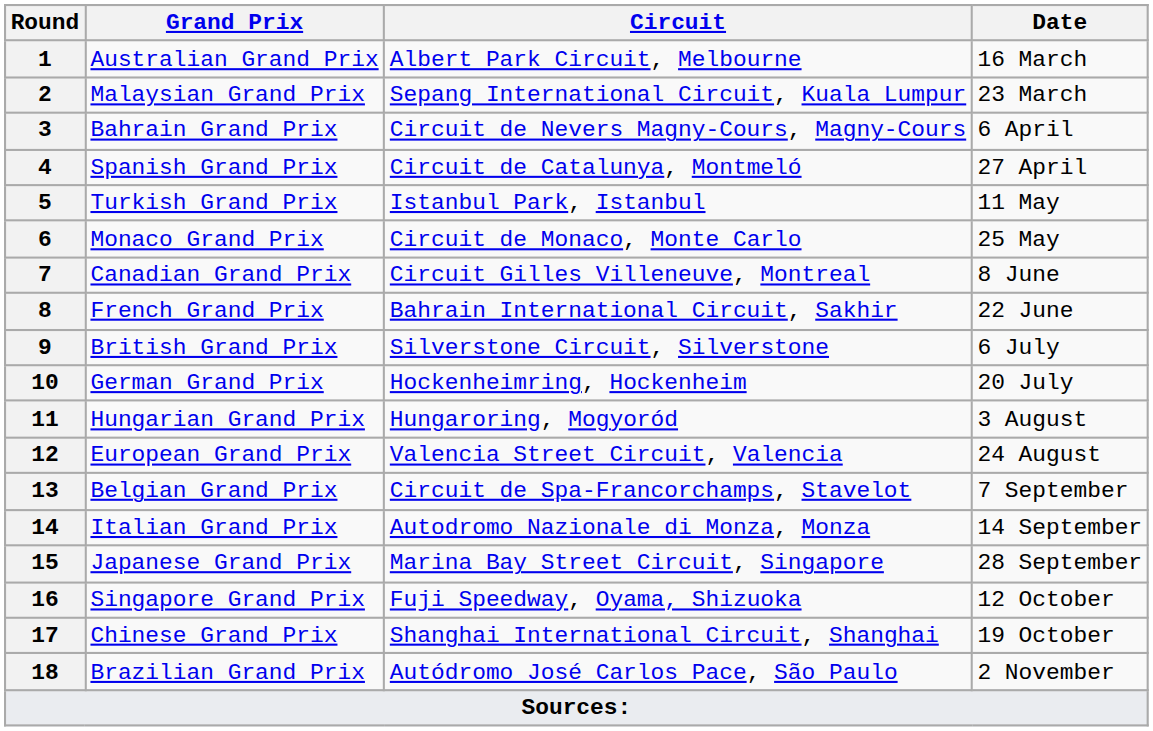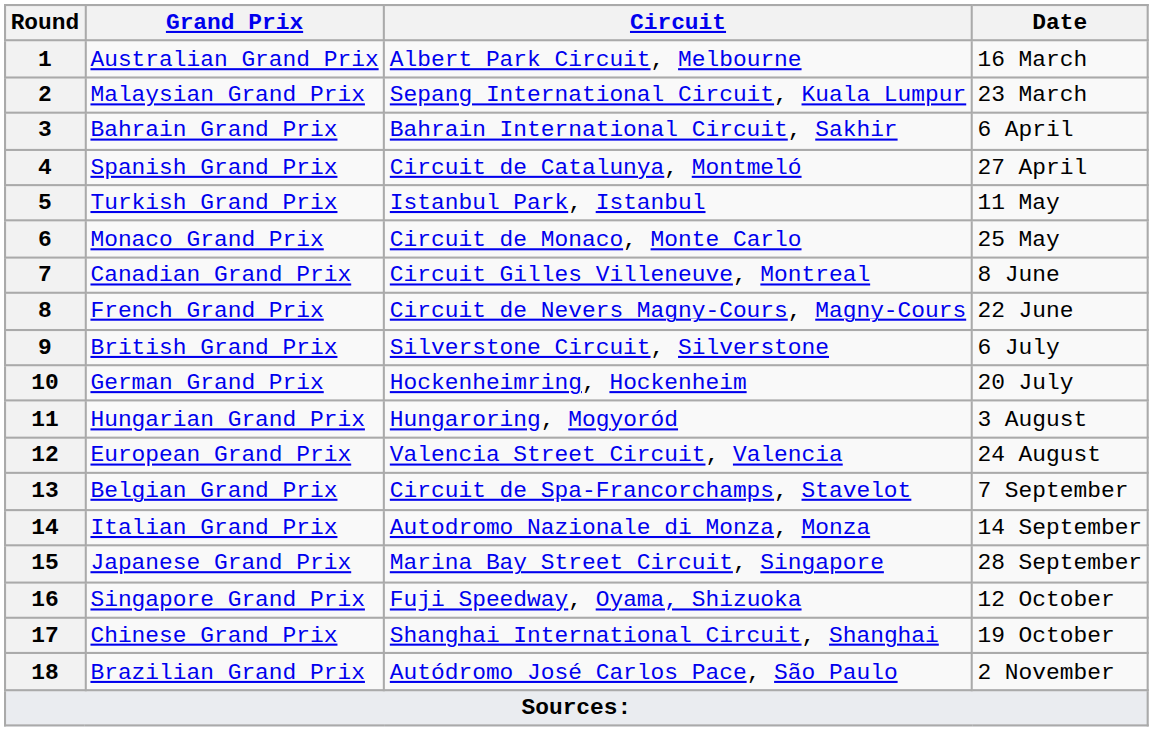(678, 131) Circuit de Nevers Magny-Cours, Magny-Cours -> (644, 131) Bahrain International Circuit, Sakhir
(644, 311) Bahrain International Circuit, Sakhir -> (678, 311) Circuit de Nevers Magny-Cours, Magny-Cours
